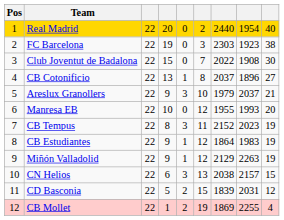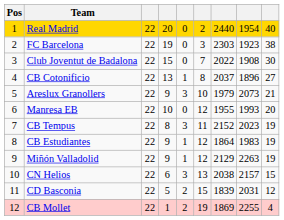(249, 93) 2037 -> (249, 93) 2073
